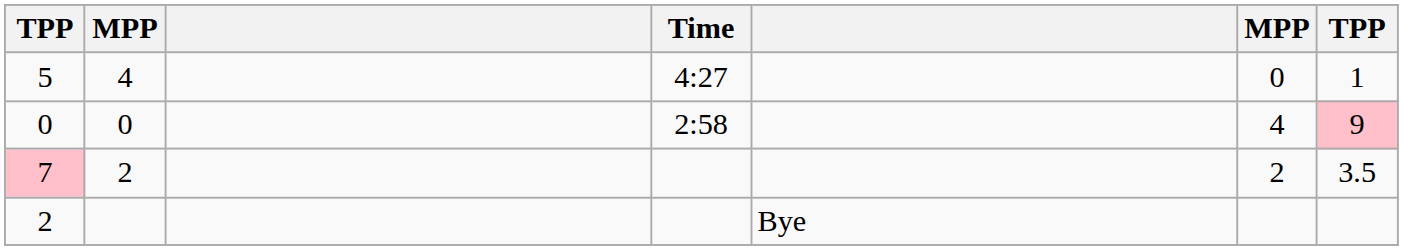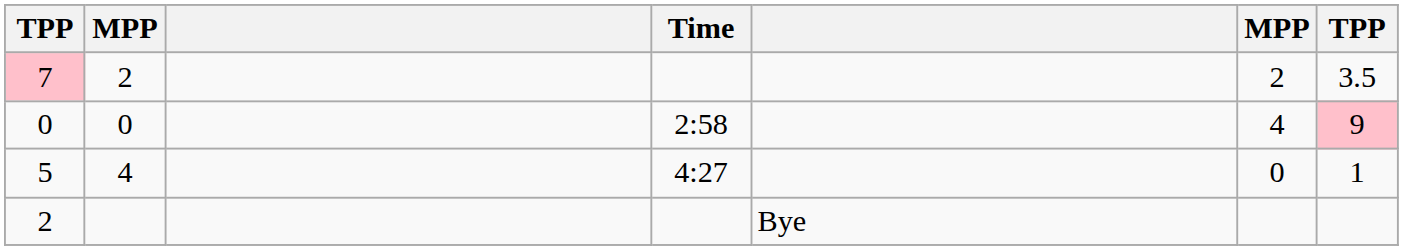rows swapped: (45, 172) <-> (45, 76)
